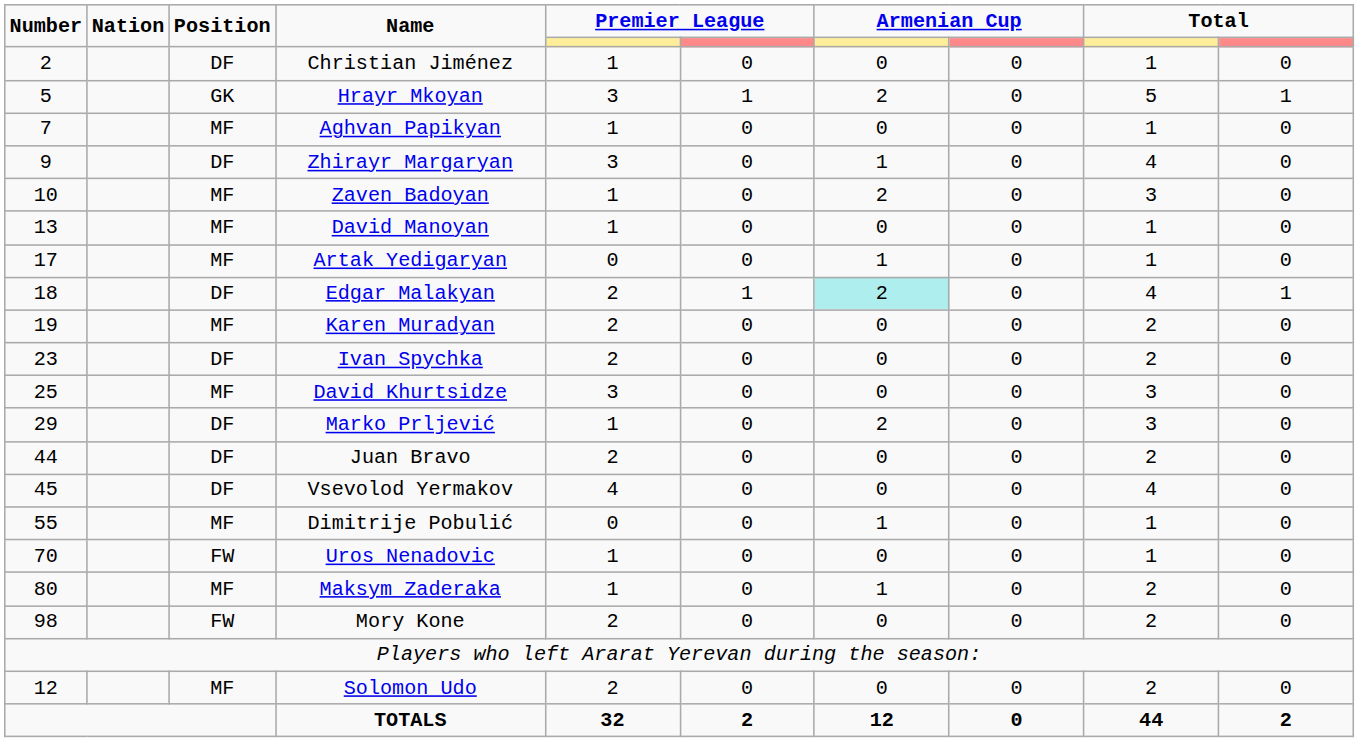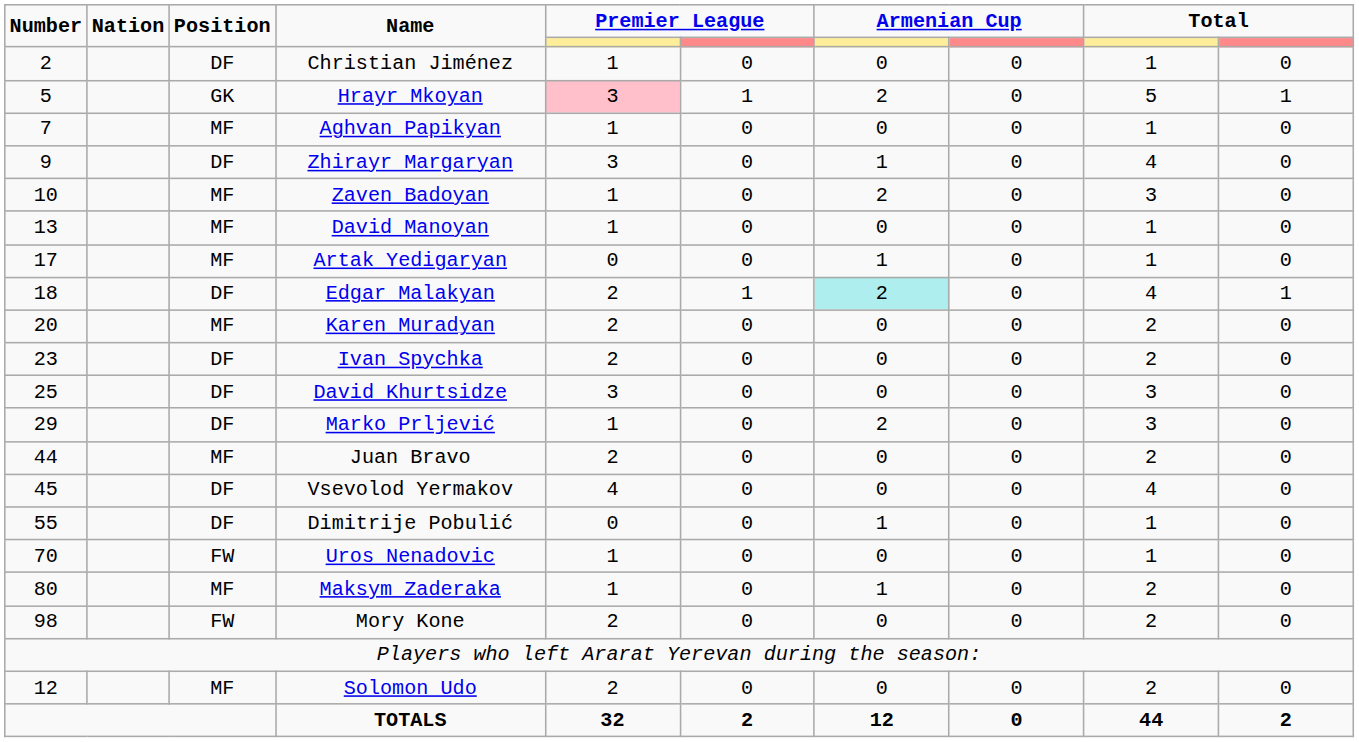(612, 96) no background -> (612, 96) pink background
(46, 326) 19 -> (46, 326) 20
(222, 392) MF -> (222, 392) DF
(222, 458) DF -> (222, 458) MF
(222, 523) MF -> (222, 523) DF
